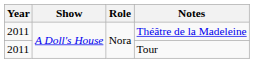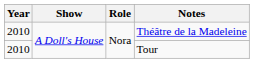(18, 31) 2011 -> (18, 31) 2010
(18, 49) 2011 -> (18, 49) 2010
